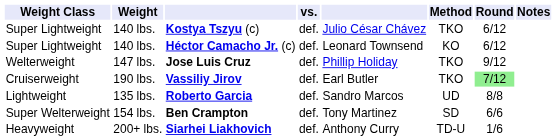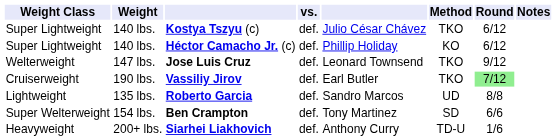(373, 46) Leonard Townsend -> (360, 46) Phillip Holiday
(360, 62) Phillip Holiday -> (373, 62) Leonard Townsend
